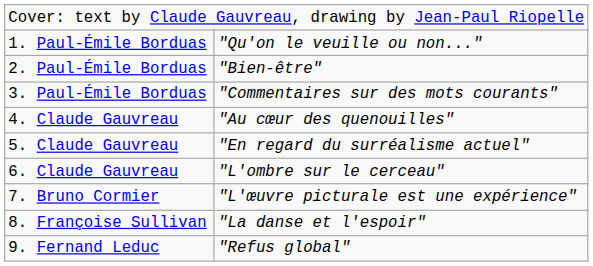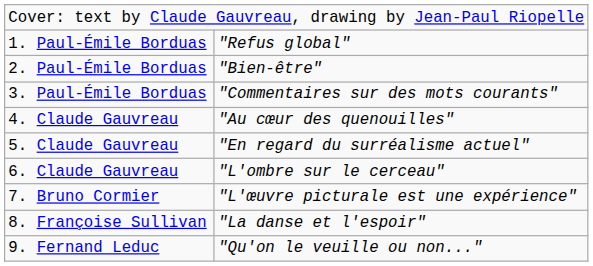(350, 43) "Qu'on le veuille ou non..." -> (284, 43) "Refus global"
(284, 248) "Refus global" -> (350, 248) "Qu'on le veuille ou non..."
